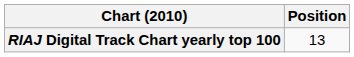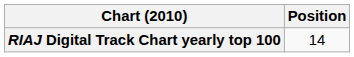(317, 39) 13 -> (317, 39) 14
